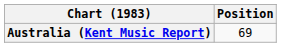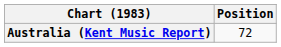(245, 33) 69 -> (245, 33) 72
